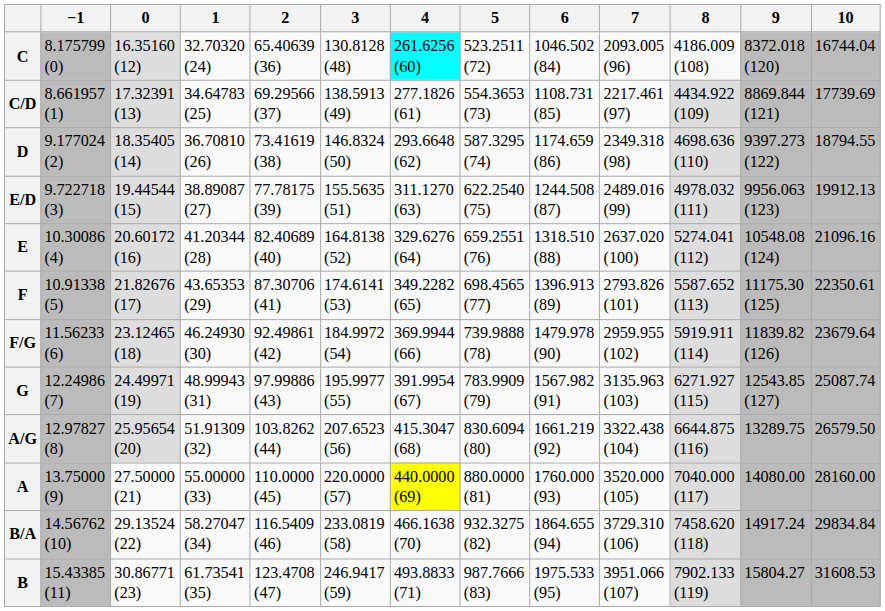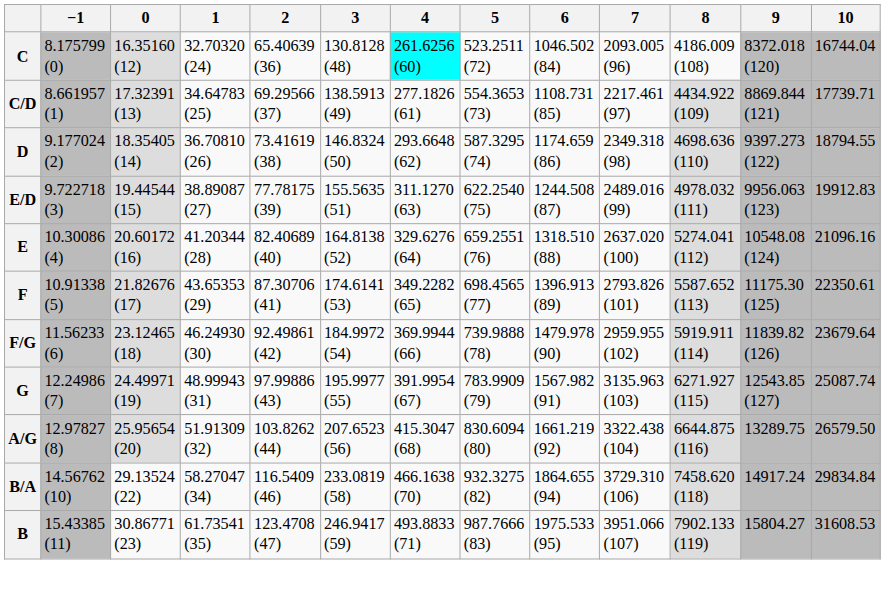(845, 103) 17739.69 -> (845, 103) 17739.71
(845, 199) 19912.13 -> (845, 199) 19912.83
- row: (23, 486)
